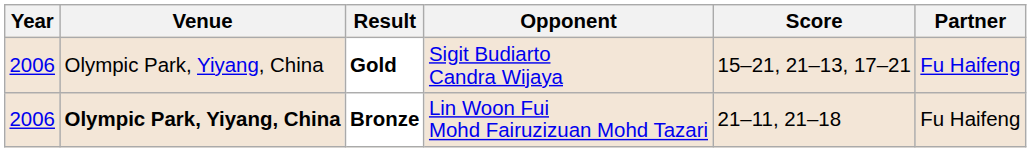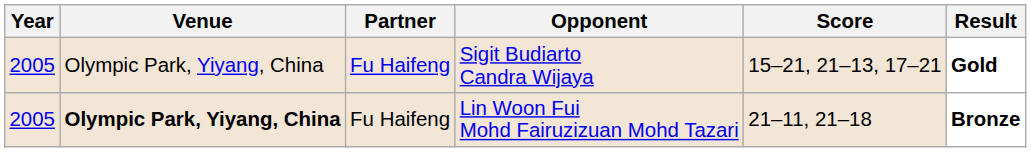columns swapped: (970, 21) <-> (385, 21)
(32, 65) 2006 -> (32, 65) 2005
(32, 120) 2006 -> (32, 120) 2005
